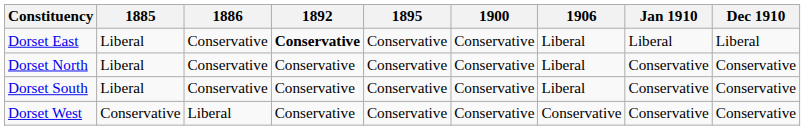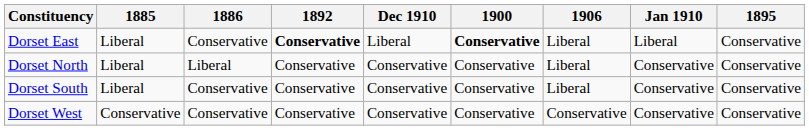columns swapped: (407, 16) <-> (756, 16)
(494, 40) normal -> (497, 40) bold
(228, 64) Conservative -> (209, 64) Liberal
(209, 112) Liberal -> (228, 112) Conservative
